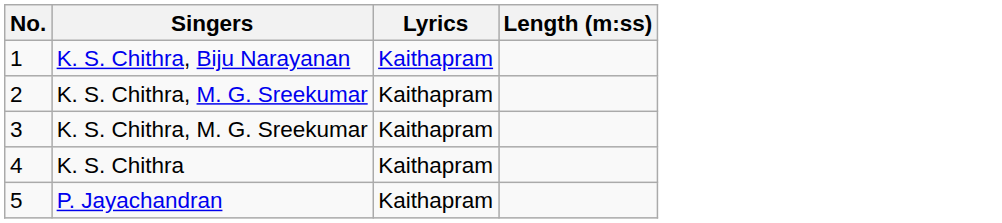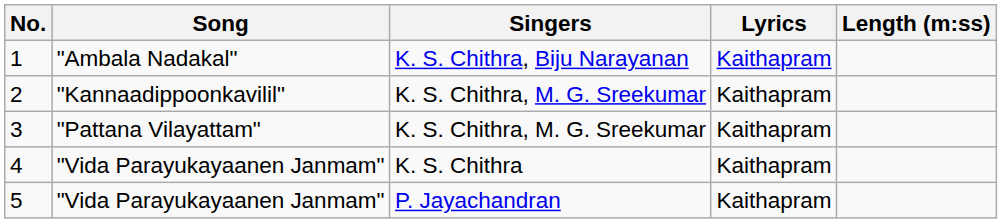+ column: (221, 23)
